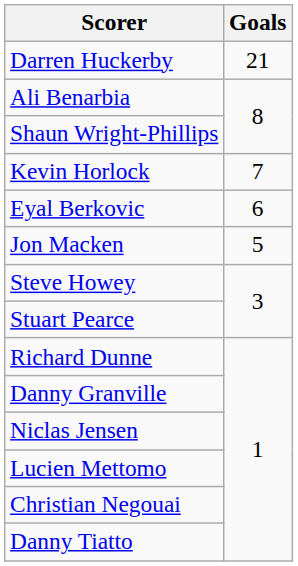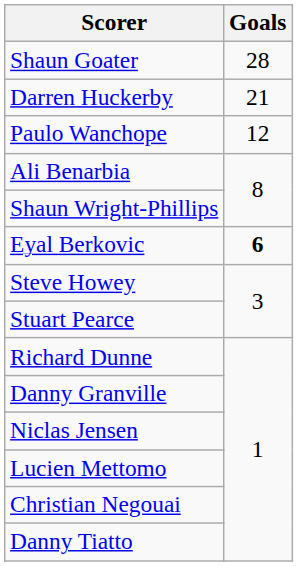+ row: (74, 60)
+ row: (88, 134)
- row: (80, 171)
(258, 208) normal -> (258, 245) bold
- row: (67, 245)
